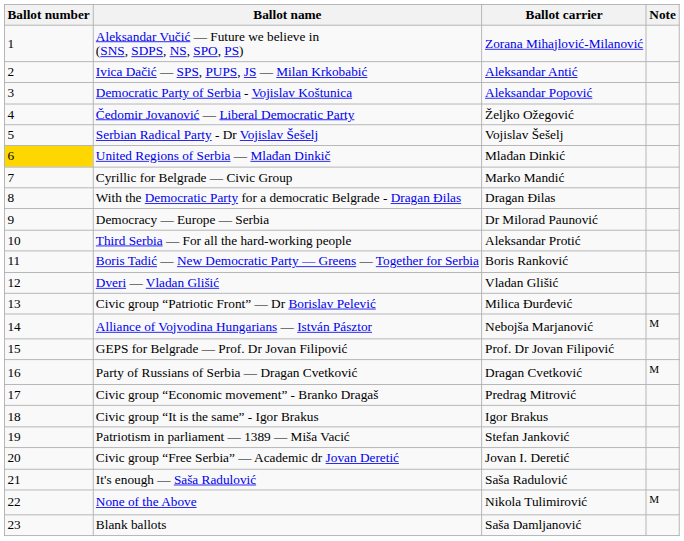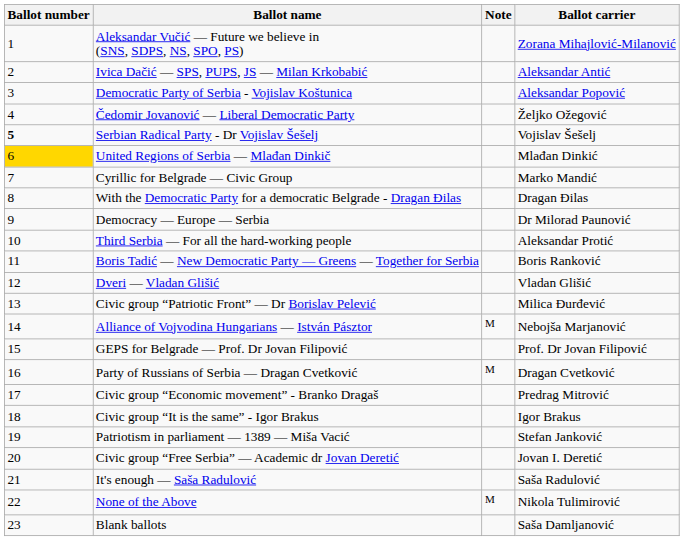columns swapped: (564, 15) <-> (663, 15)
(11, 135) normal -> (11, 135) bold
